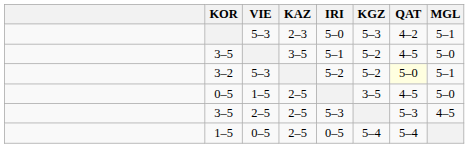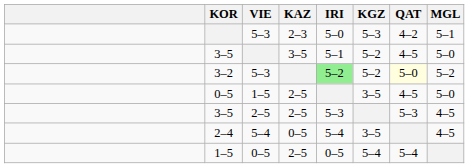(334, 73) no background -> (334, 73) lightgreen background
(445, 73) 5–1 -> (445, 73) 5–2
+ row: (224, 133)
